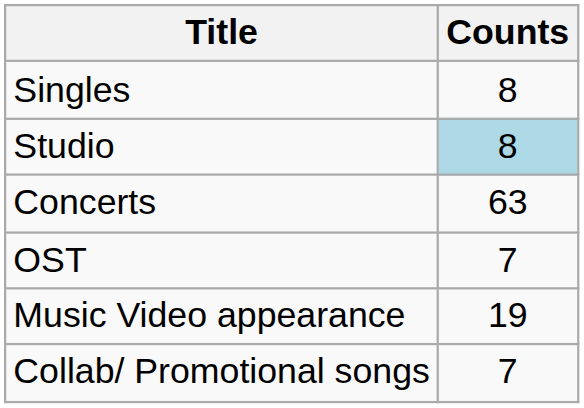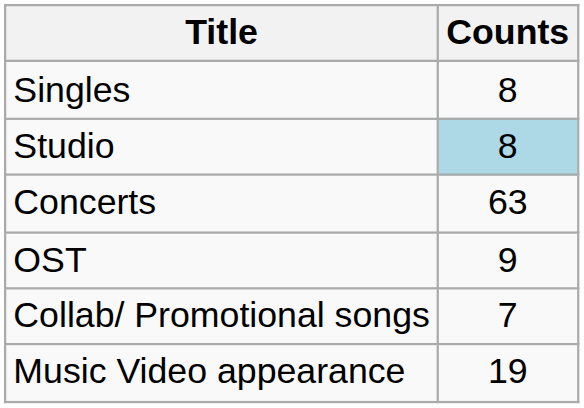(508, 259) 7 -> (508, 259) 9
rows swapped: (209, 315) <-> (222, 372)
